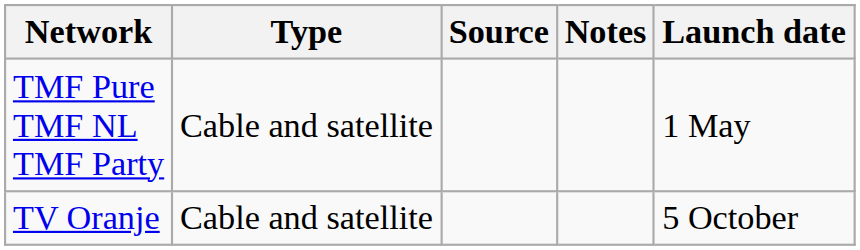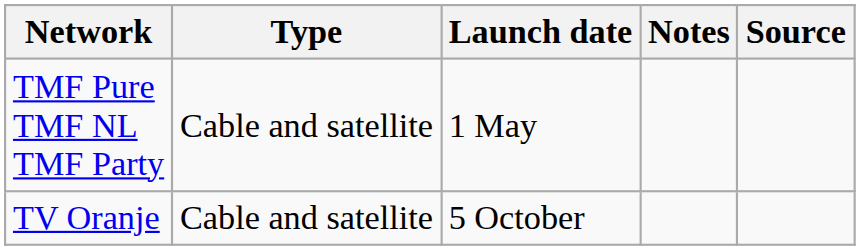columns swapped: (754, 31) <-> (499, 31)
